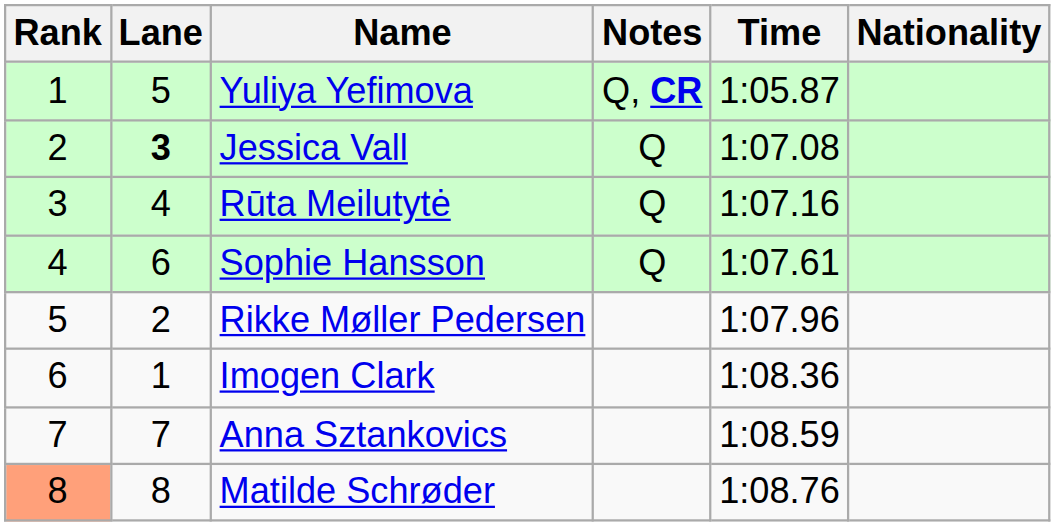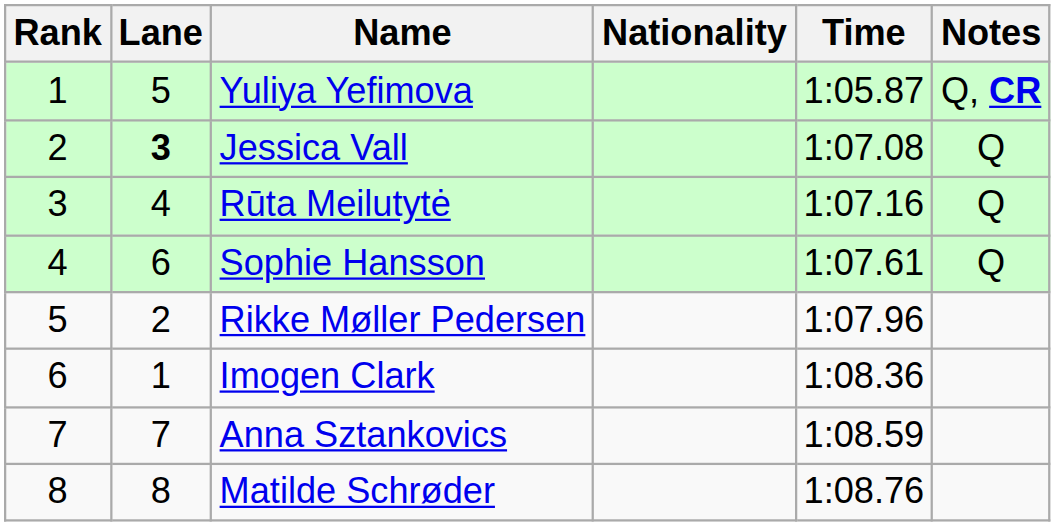columns swapped: (949, 33) <-> (652, 33)
(58, 491) lightsalmon background -> (58, 491) no background
